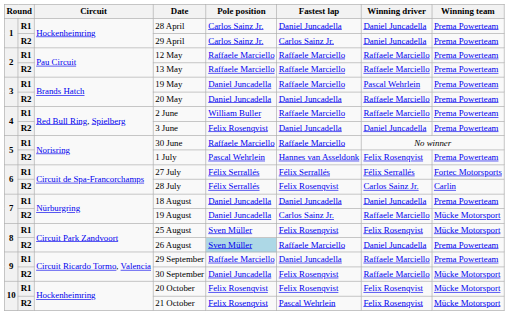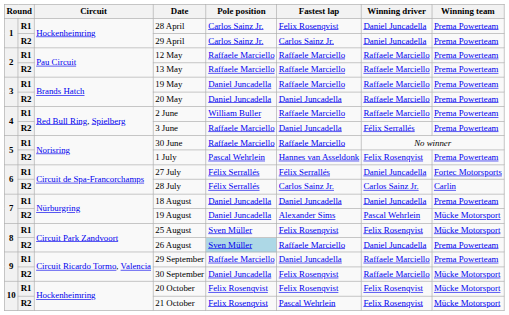(310, 25) Daniel Juncadella -> (309, 25) Felix Rosenqvist
(392, 84) Pascal Wehrlein -> (397, 84) Raffaele Marciello
(238, 128) Felix Rosenqvist -> (241, 128) Raffaele Marciello
(395, 128) Daniel Juncadella -> (389, 128) Félix Serrallés
(389, 171) Félix Serrallés -> (395, 171) Daniel Juncadella
(309, 186) Felix Rosenqvist -> (306, 186) Carlos Sainz Jr.
(306, 215) Carlos Sainz Jr. -> (307, 215) Alexander Sims
(397, 215) Raffaele Marciello -> (392, 215) Pascal Wehrlein
